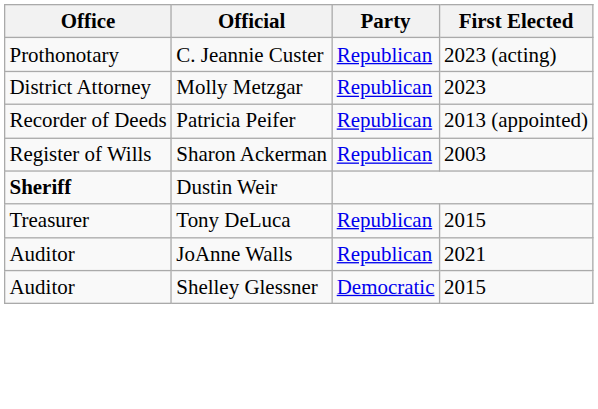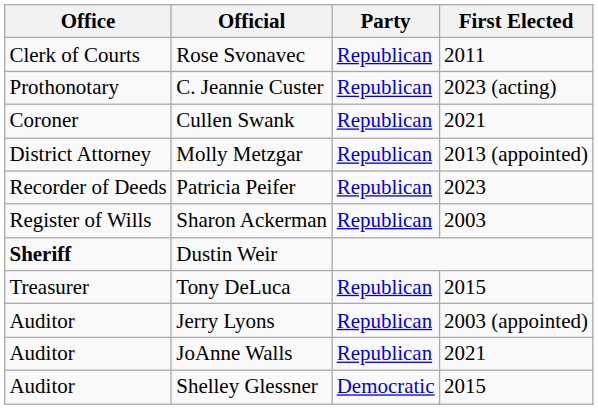+ row: (241, 54)
+ row: (235, 120)
(465, 87) 2023 -> (516, 154) 2013 (appointed)
(516, 120) 2013 (appointed) -> (465, 187) 2023
+ row: (225, 320)
